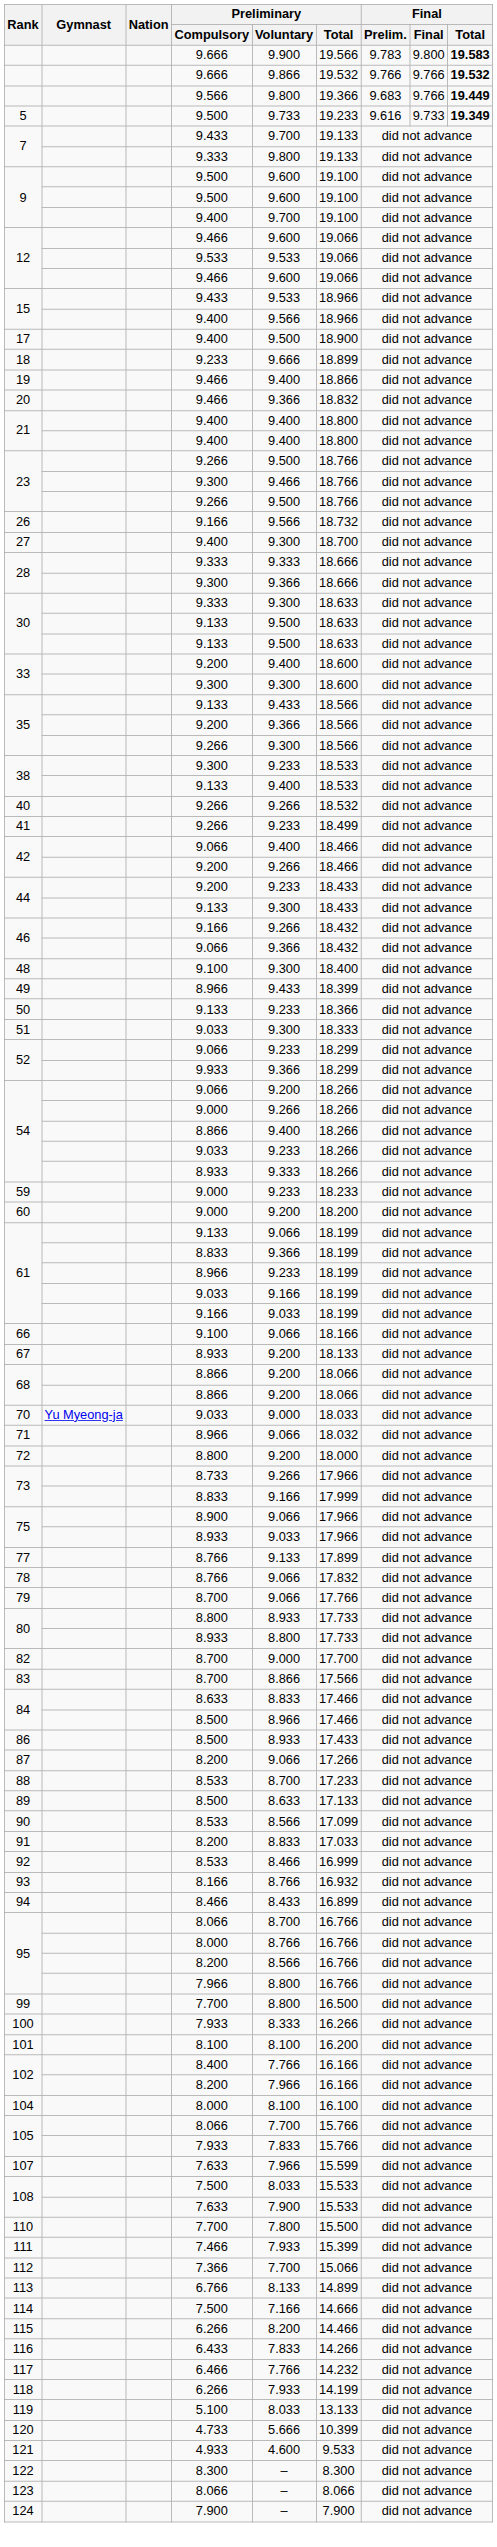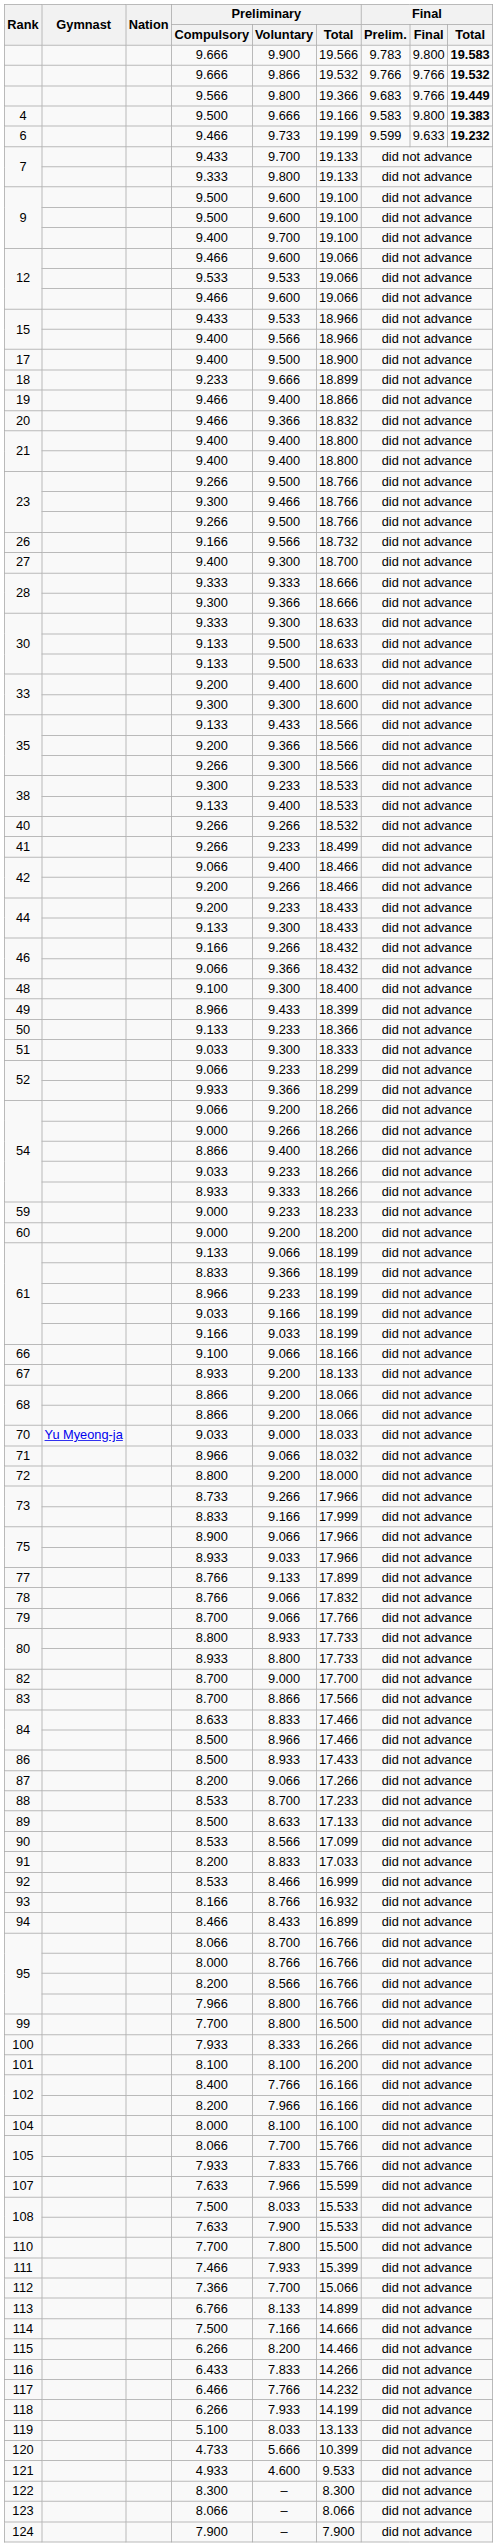+ row: (23, 116)
- row: (23, 116)
+ row: (23, 136)
